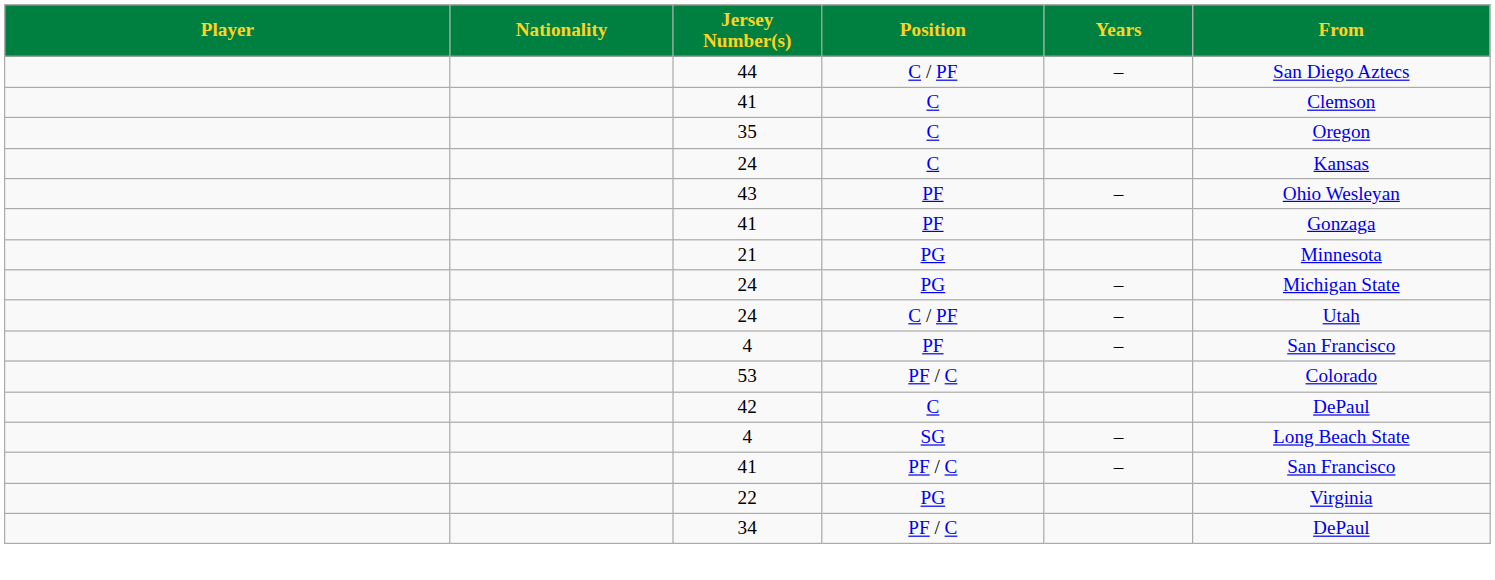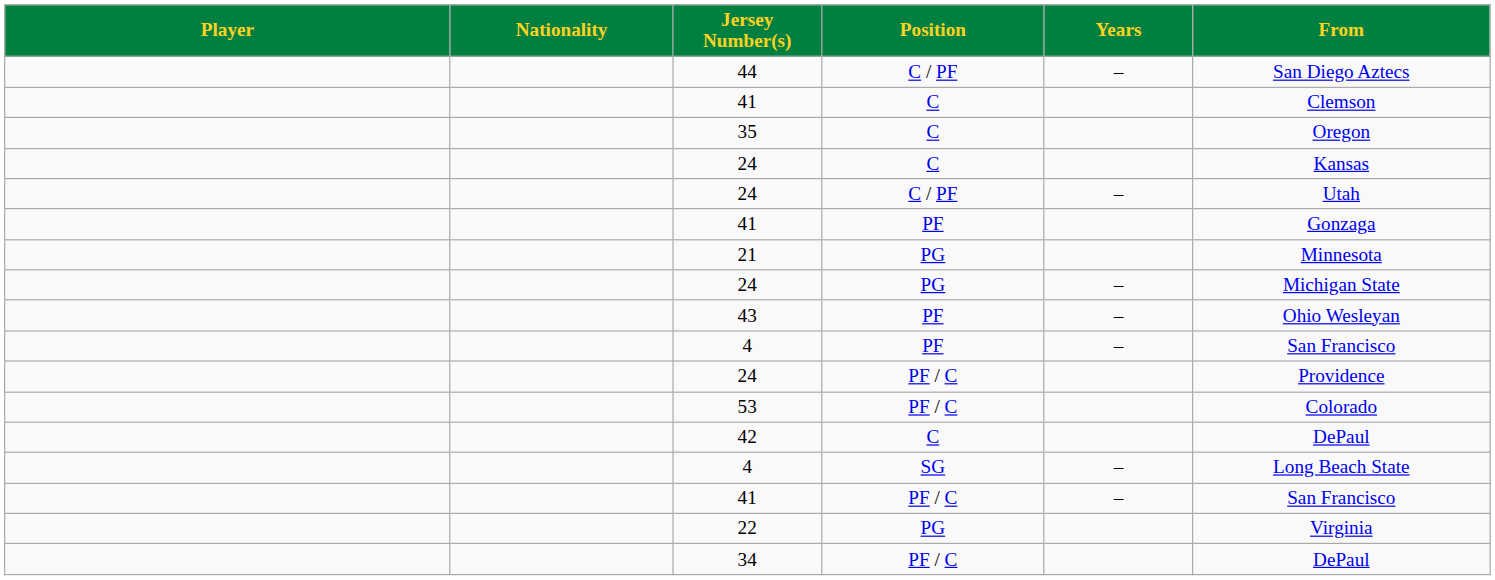rows swapped: (747, 315) <-> (747, 193)
+ row: (747, 376)
